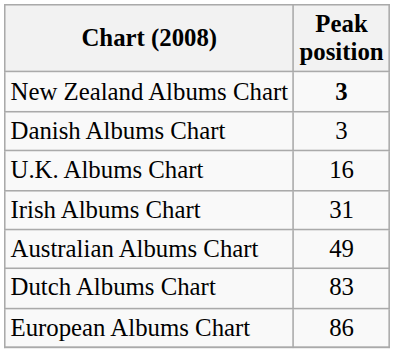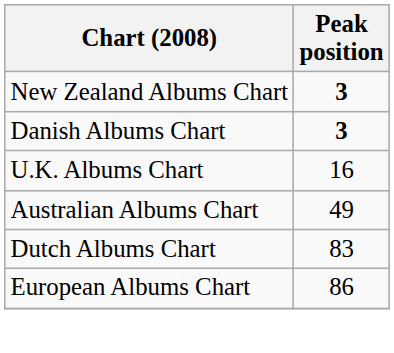(342, 130) normal -> (342, 130) bold
- row: (106, 209)
